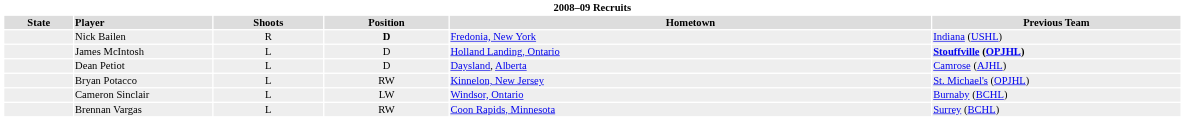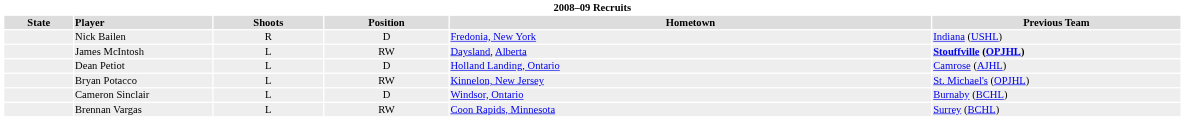(387, 37) bold -> (387, 37) normal
(387, 51) D -> (387, 51) RW
(505, 51) Holland Landing, Ontario -> (489, 51) Daysland, Alberta
(489, 66) Daysland, Alberta -> (505, 66) Holland Landing, Ontario
(387, 95) LW -> (387, 95) D
